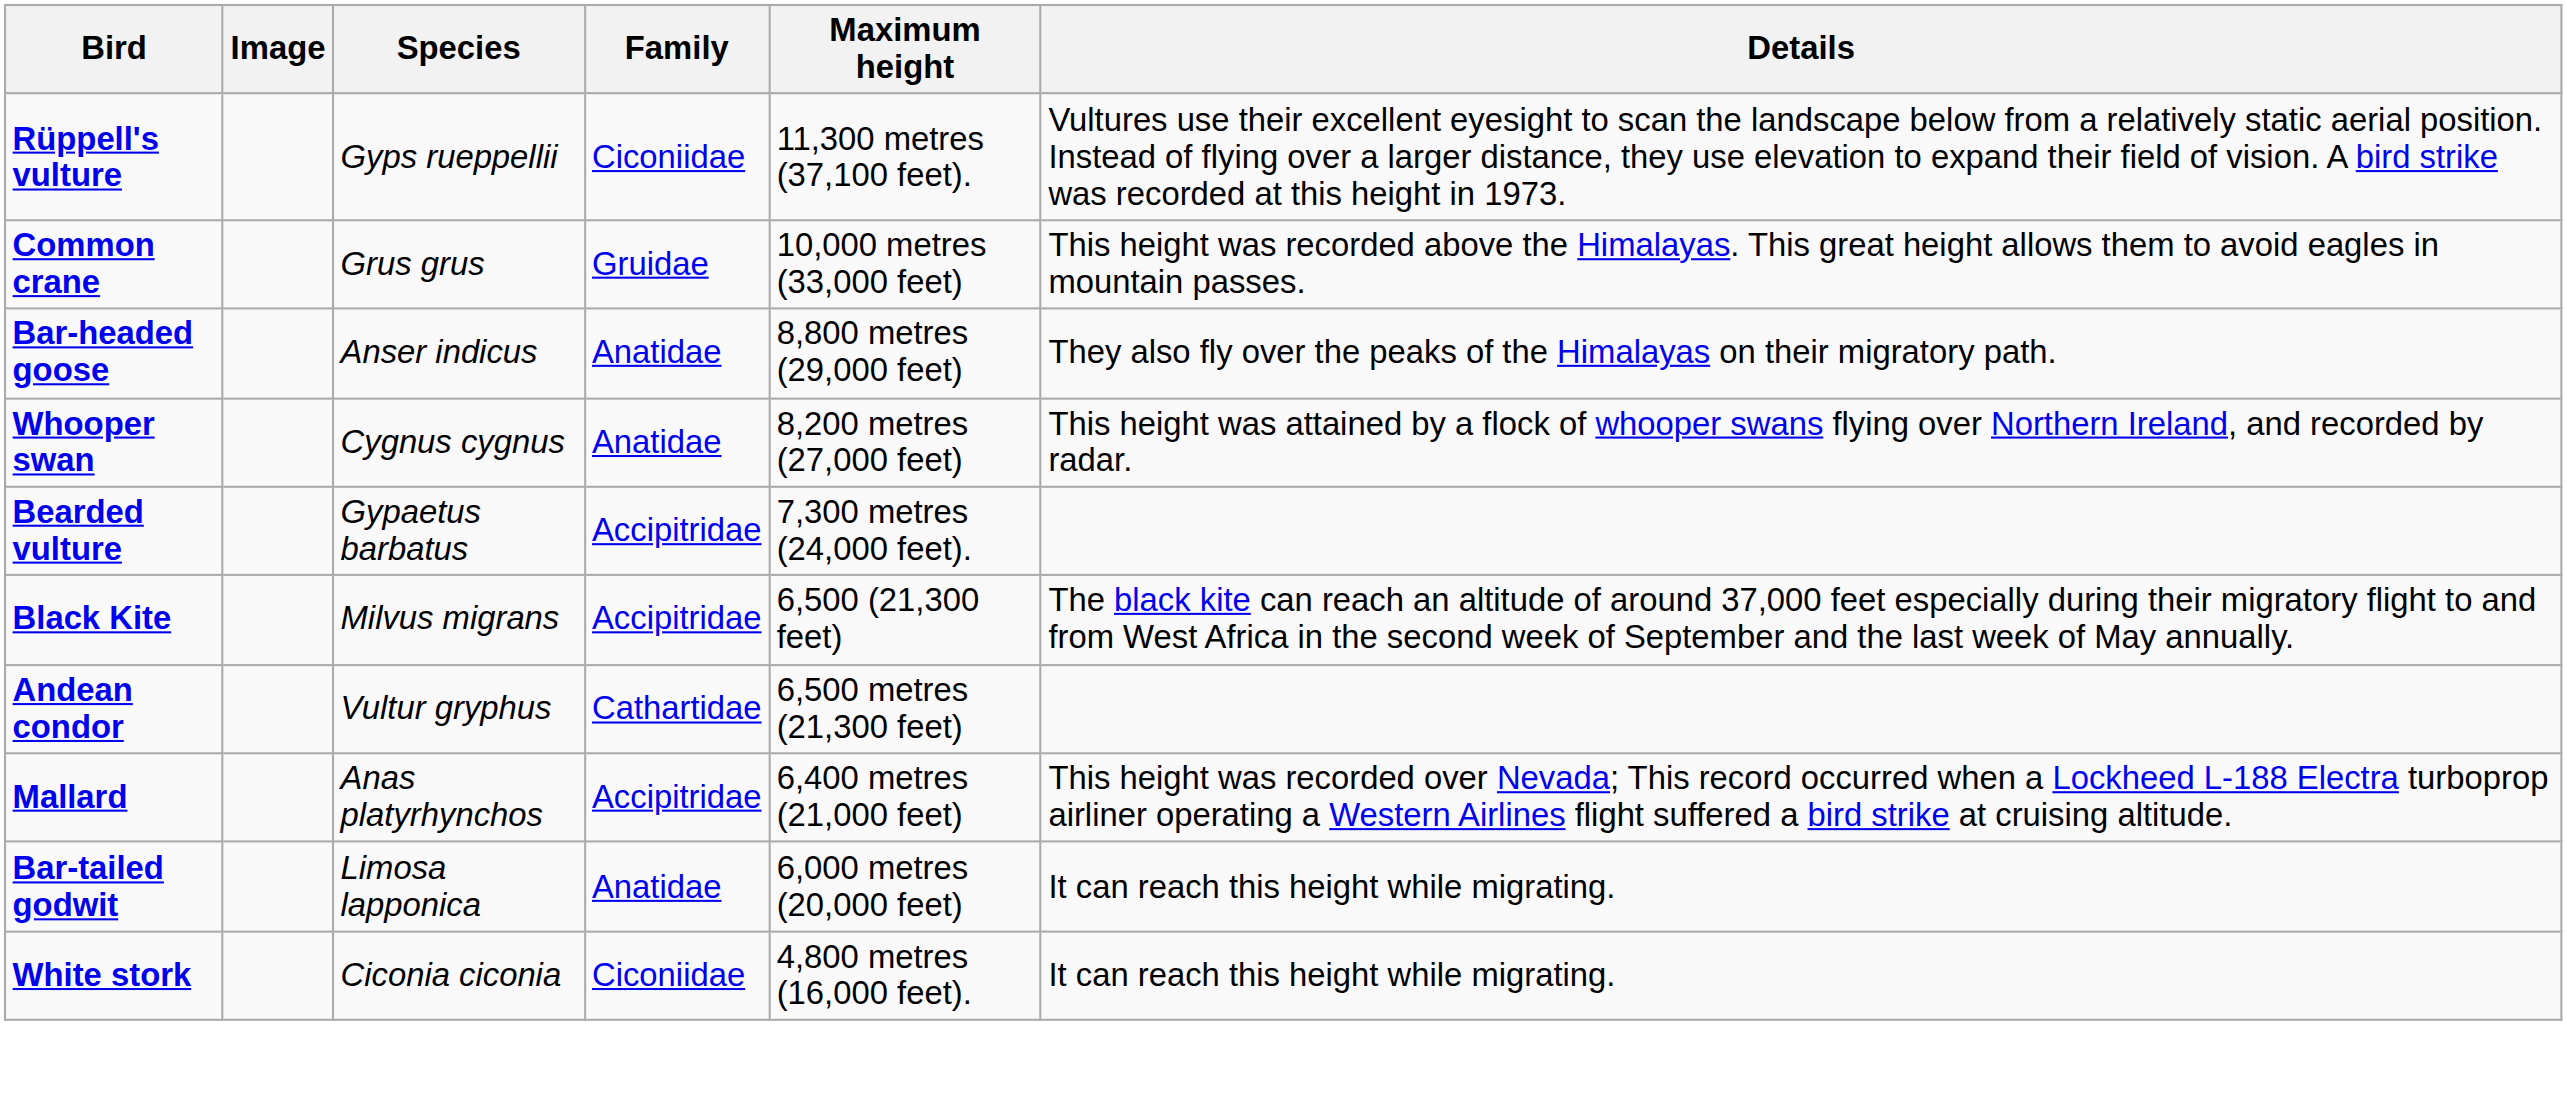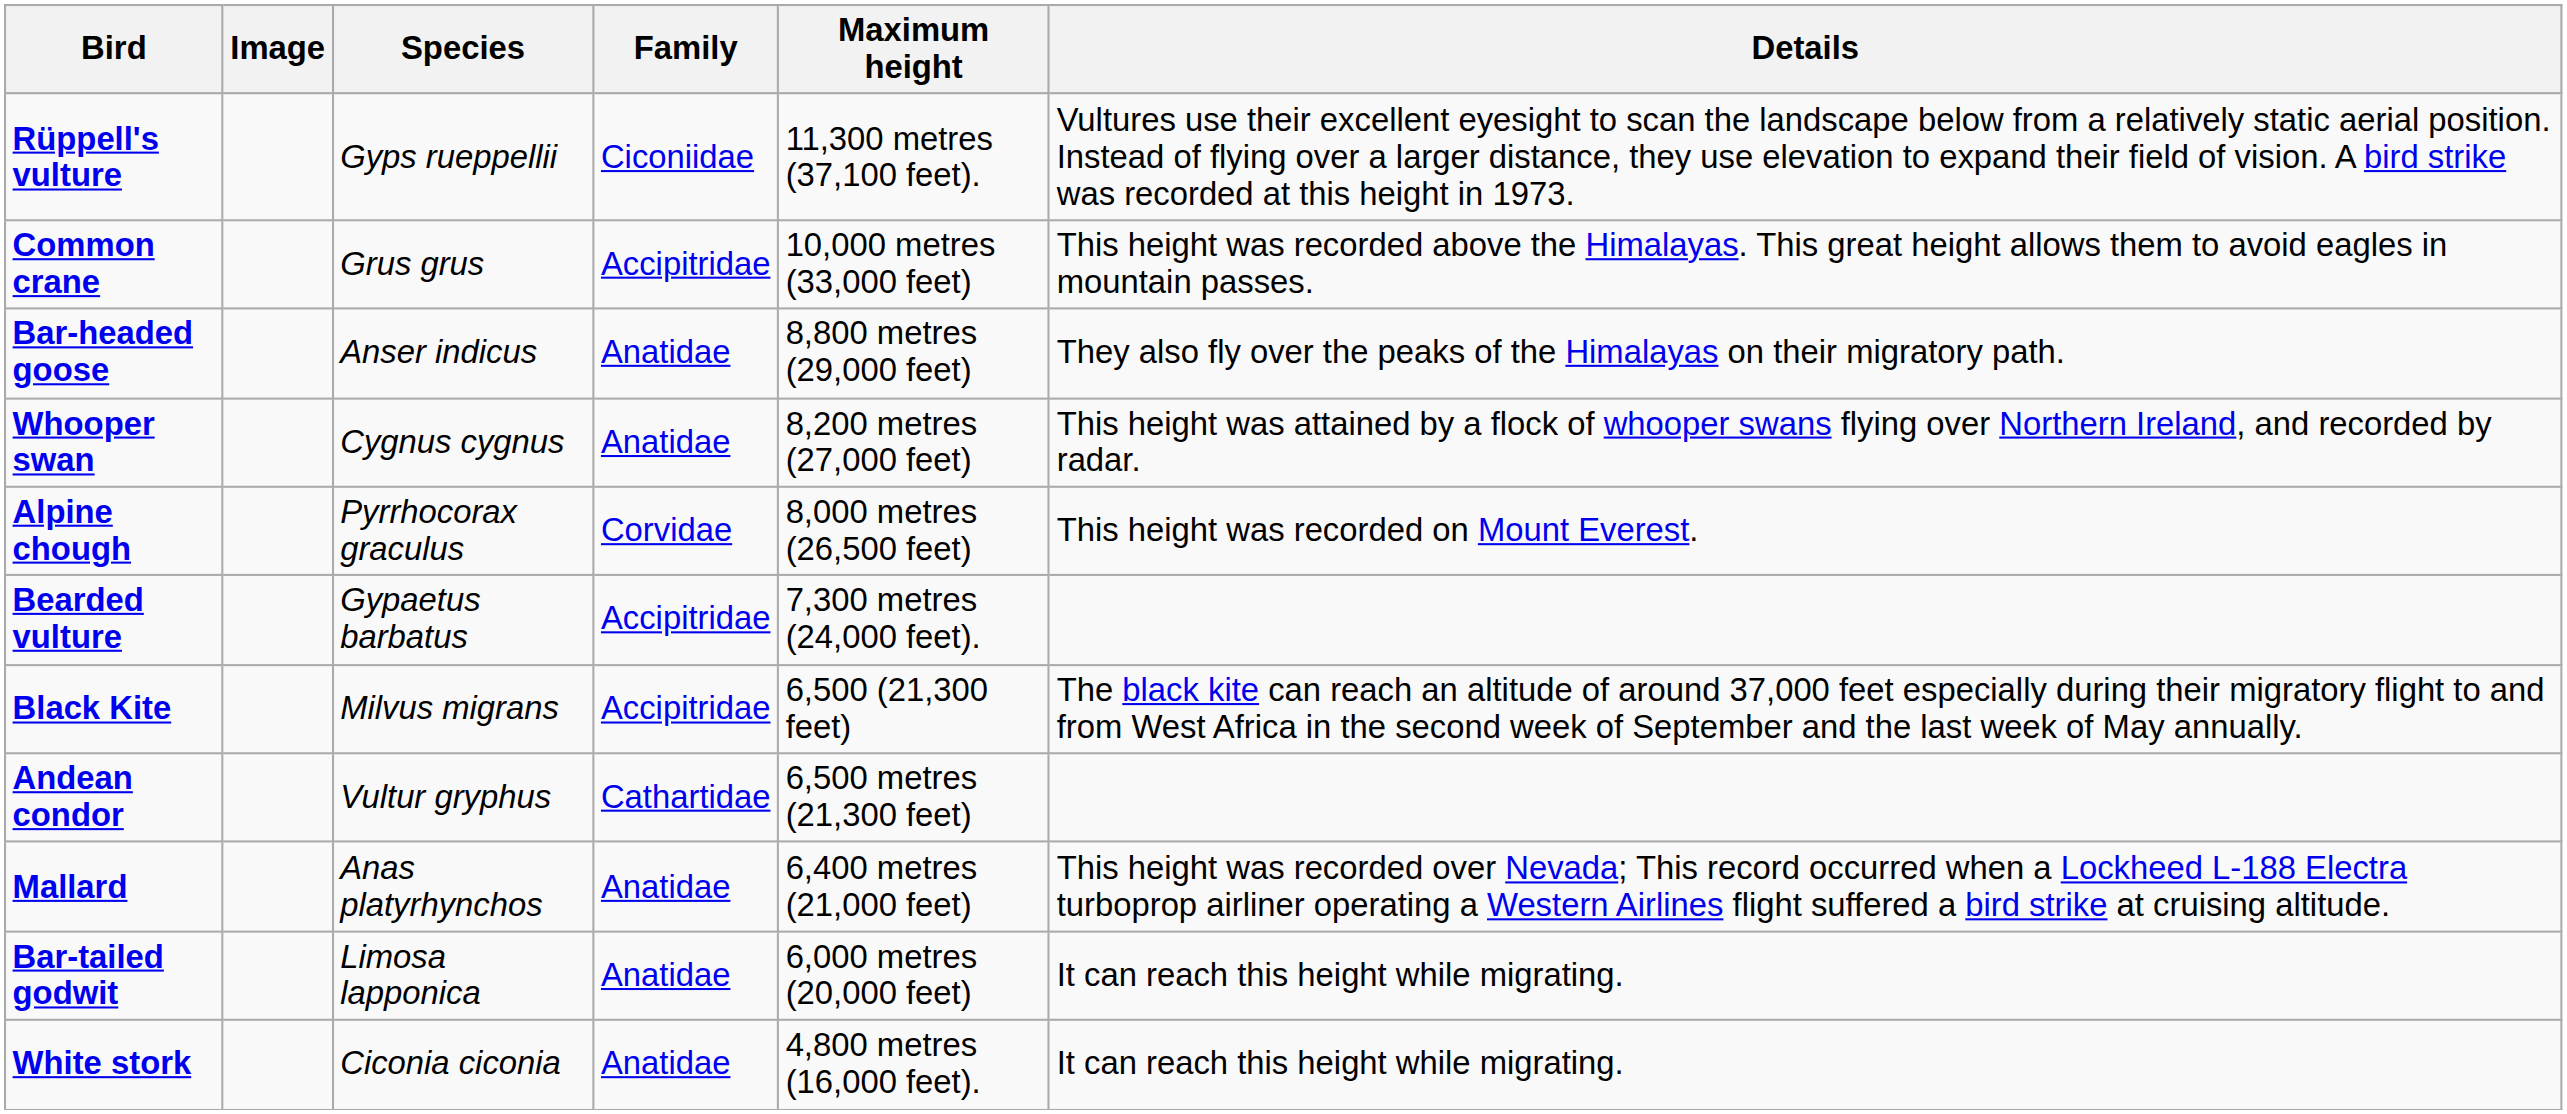(650, 263) Gruidae -> (686, 263) Accipitridae
+ row: (72, 530)
(677, 797) Accipitridae -> (666, 886) Anatidae
(669, 975) Ciconiidae -> (666, 1063) Anatidae
